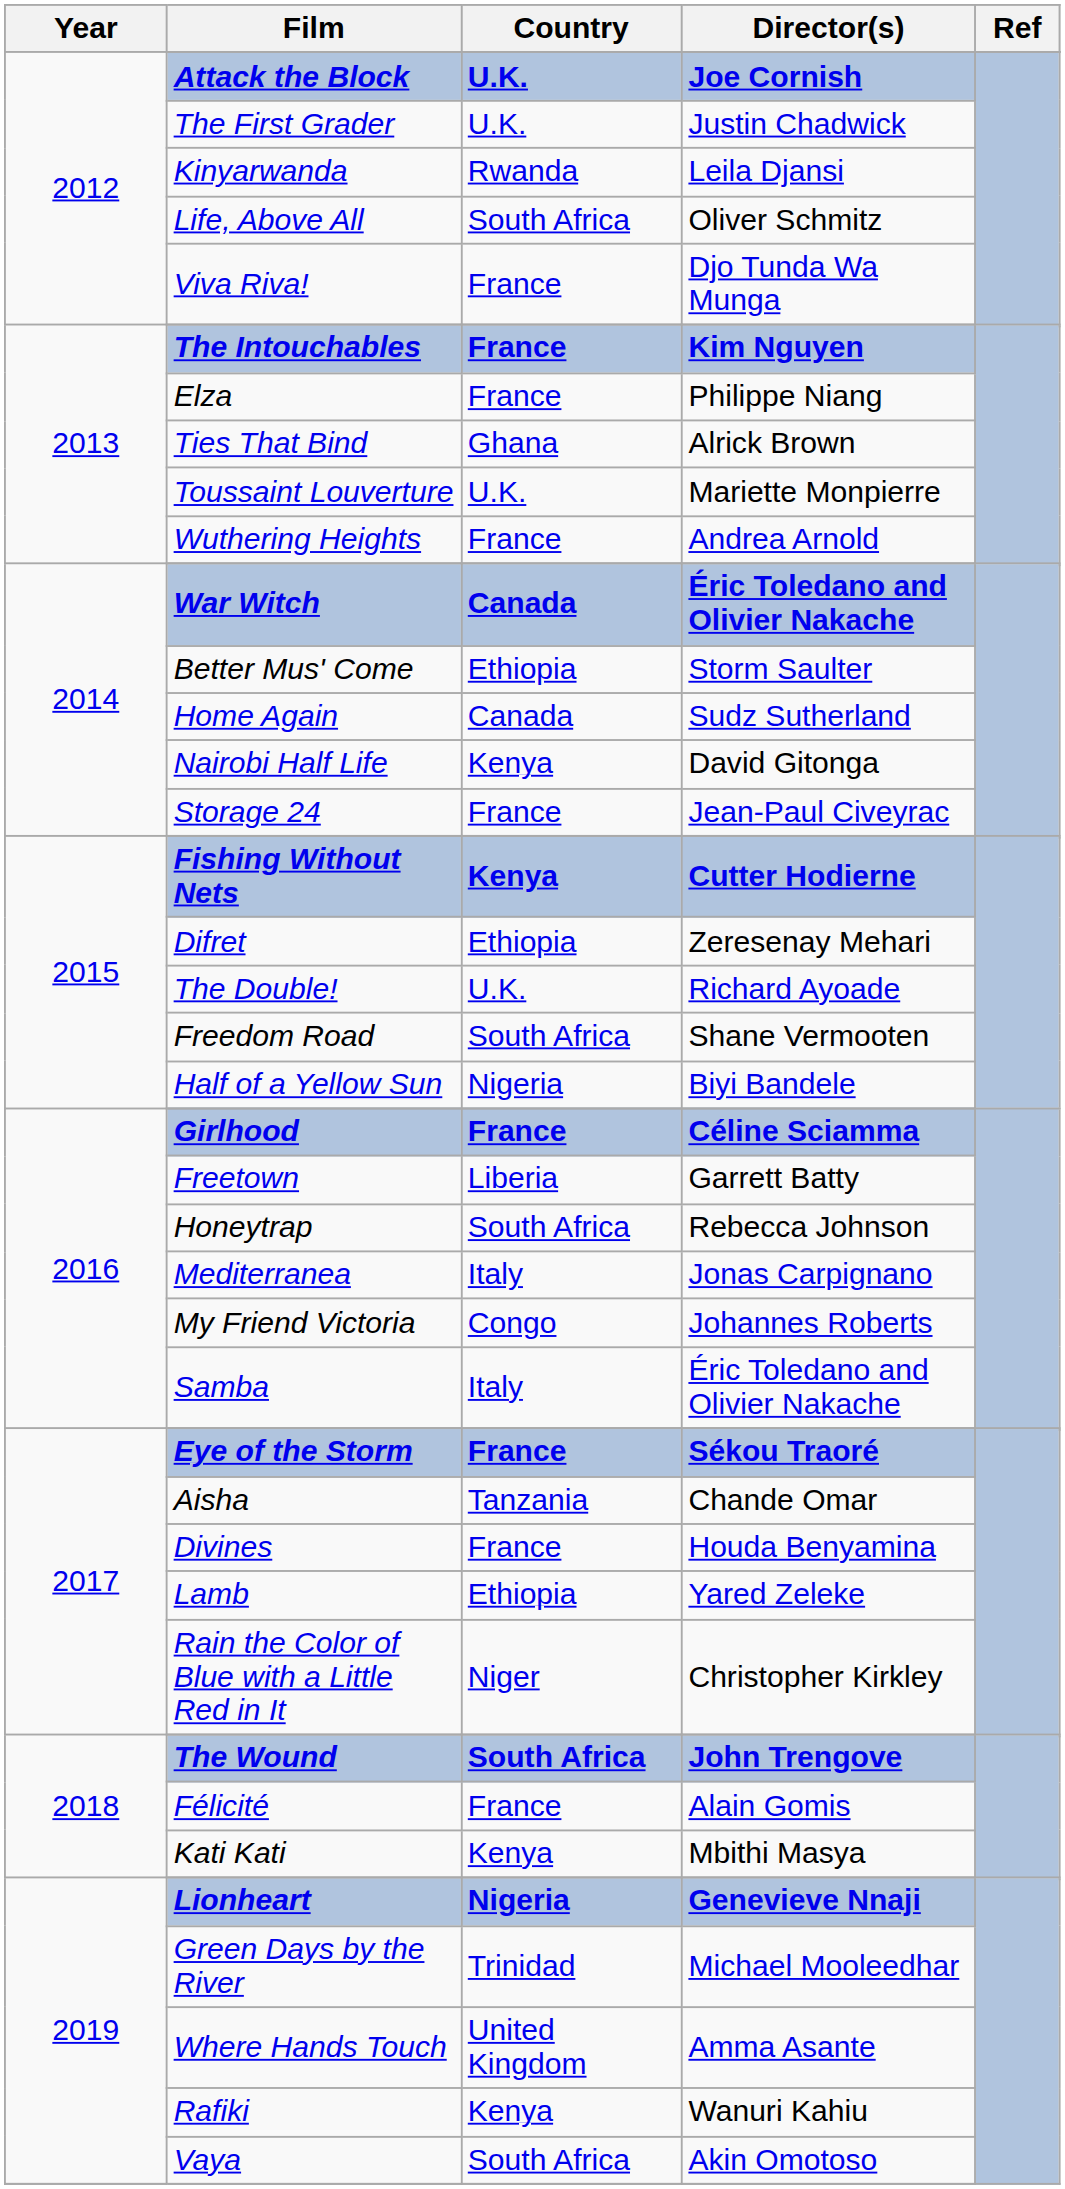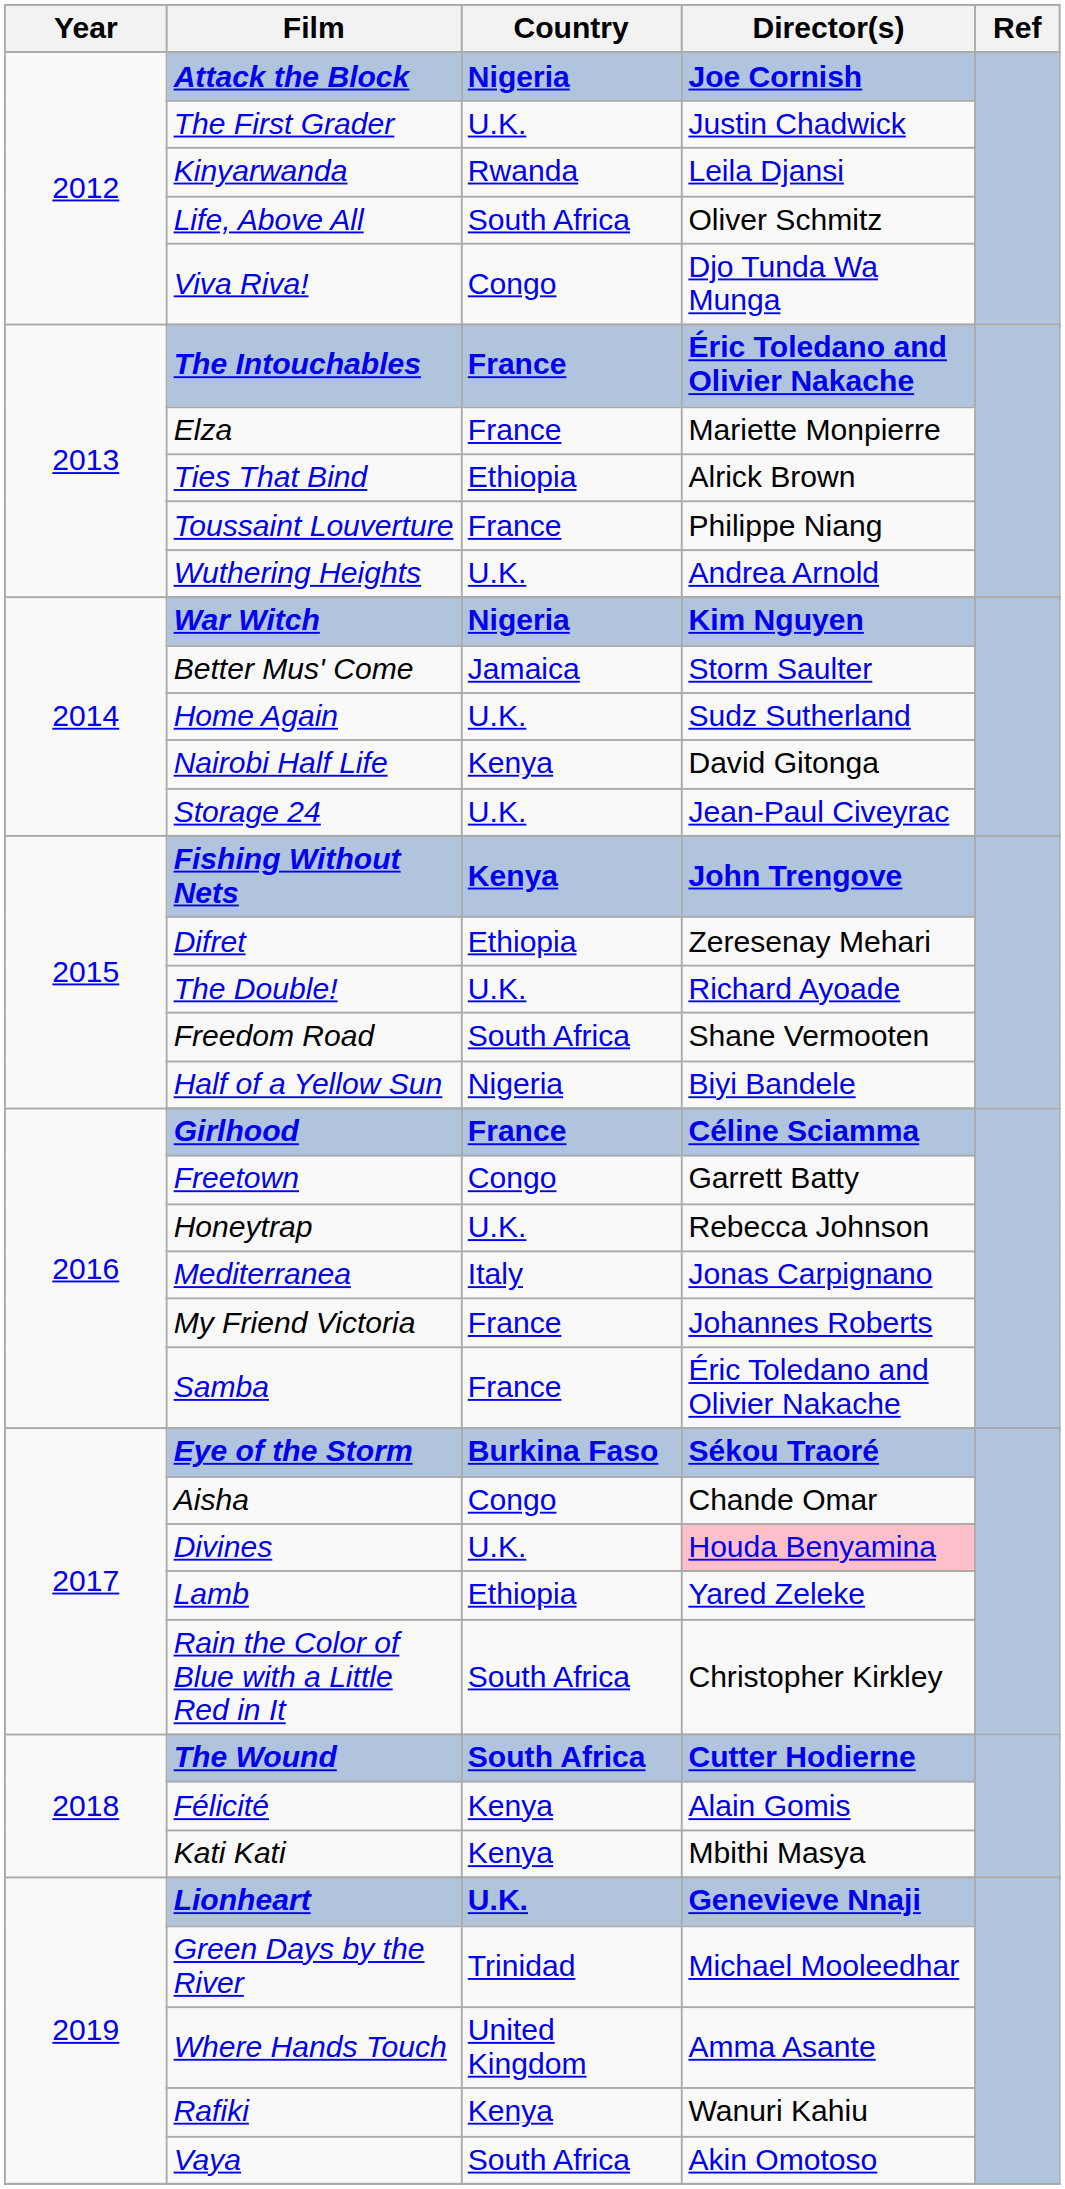(498, 76) U.K. -> (519, 76) Nigeria
(515, 283) France -> (512, 283) Congo
(776, 348) Kim Nguyen -> (818, 365) Éric Toledano and Olivier Nakache
(785, 396) Philippe Niang -> (815, 429) Mariette Monpierre
(513, 443) Ghana -> (522, 477) Ethiopia
(497, 491) U.K. -> (515, 525) France
(815, 491) Mariette Monpierre -> (785, 525) Philippe Niang
(515, 539) France -> (497, 573) U.K.
(522, 603) Canada -> (519, 620) Nigeria
(818, 603) Éric Toledano and Olivier Nakache -> (776, 620) Kim Nguyen
(522, 668) Ethiopia -> (524, 668) Jamaica
(520, 716) Canada -> (497, 716) U.K.
(515, 811) France -> (497, 811) U.K.
(802, 876) Cutter Hodierne -> (795, 876) John Trengove
(513, 1179) Liberia -> (512, 1179) Congo
(549, 1227) South Africa -> (497, 1227) U.K.
(512, 1322) Congo -> (515, 1322) France
(495, 1387) Italy -> (515, 1387) France
(517, 1451) France -> (563, 1451) Burkina Faso
(528, 1499) Tanzania -> (512, 1499) Congo
(515, 1547) France -> (497, 1547) U.K.
(812, 1547) no background -> (812, 1547) pink background
(504, 1676) Niger -> (549, 1676) South Africa
(795, 1757) John Trengove -> (802, 1757) Cutter Hodierne
(515, 1805) France -> (510, 1805) Kenya
(519, 1901) Nigeria -> (498, 1901) U.K.
